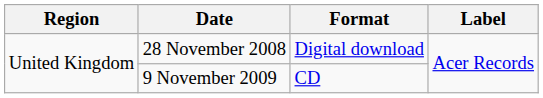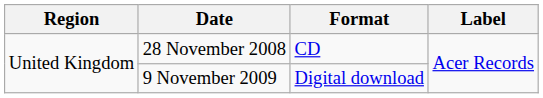(359, 48) Digital download -> (307, 48) CD
(307, 78) CD -> (359, 78) Digital download
